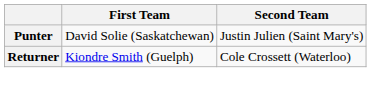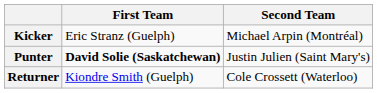+ row: (33, 35)
(140, 35) normal -> (143, 56) bold
